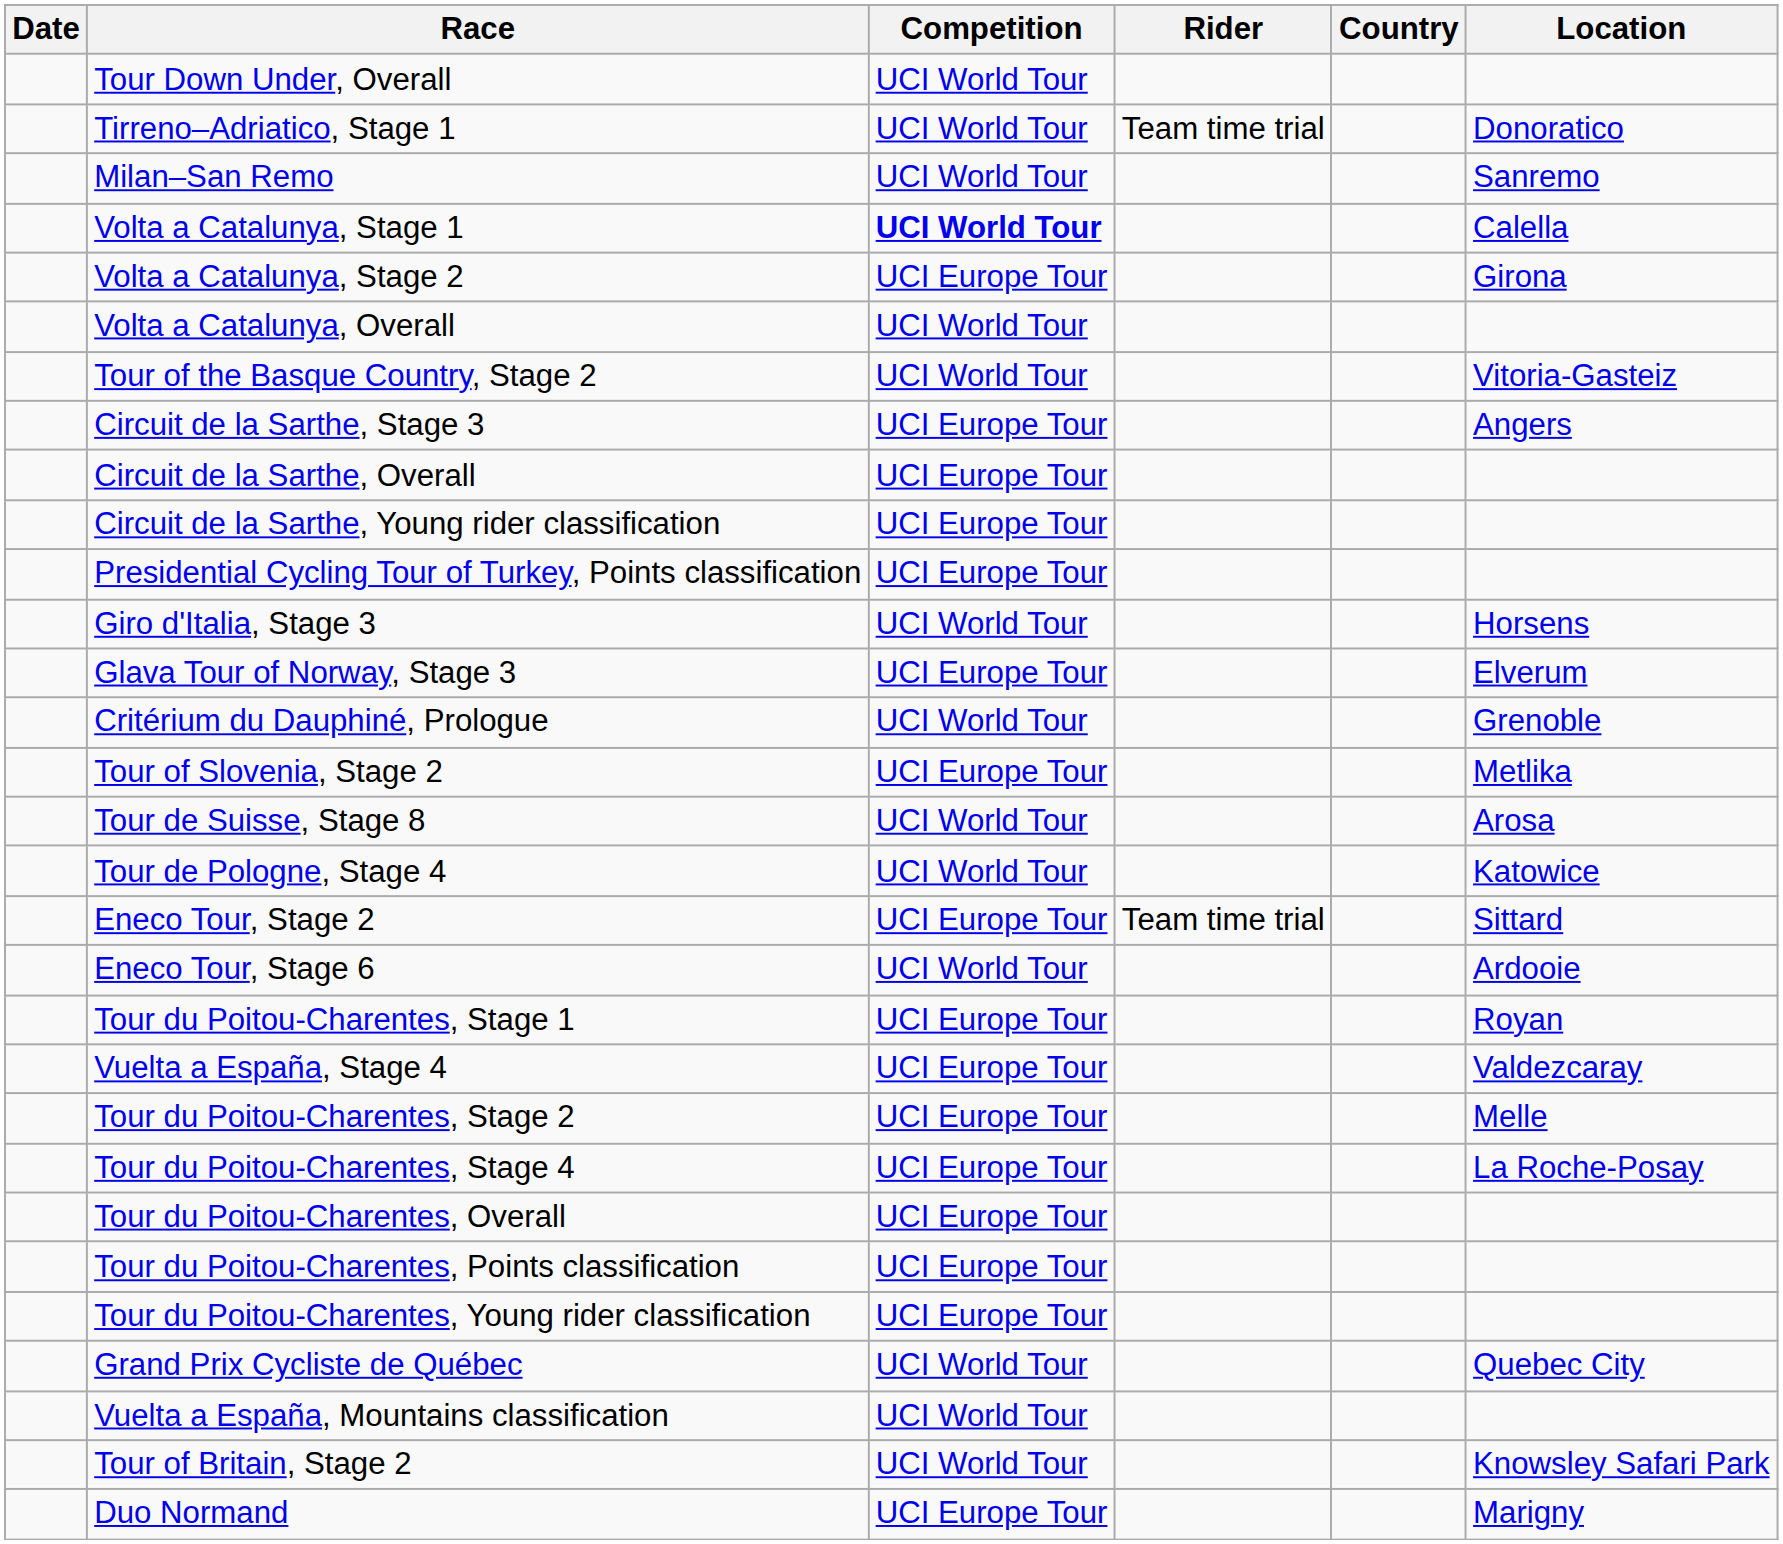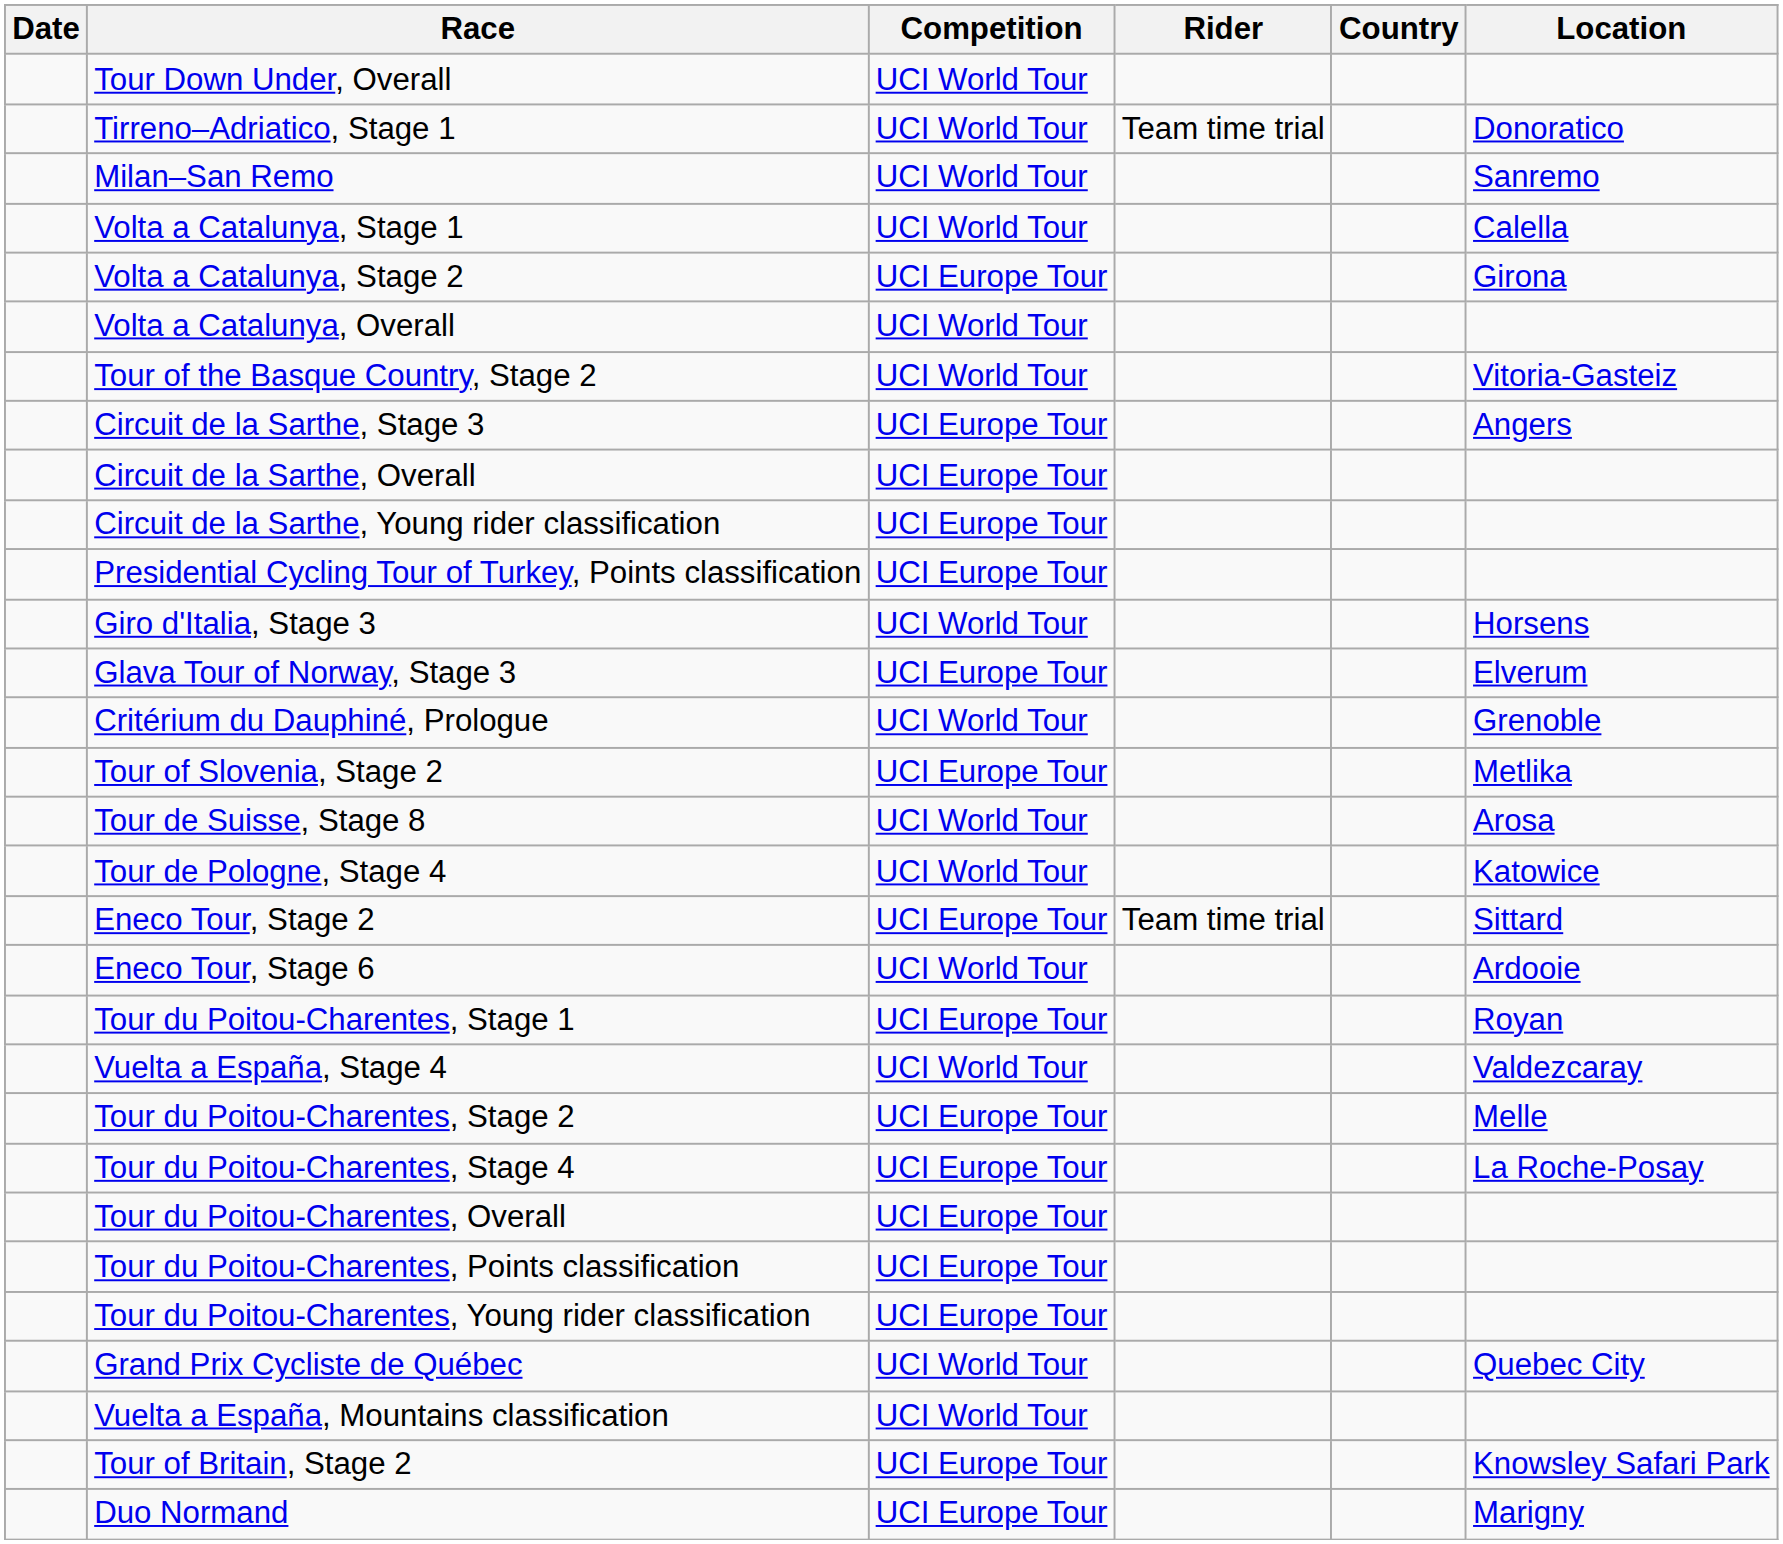(989, 227) bold -> (982, 227) normal
(992, 1068) UCI Europe Tour -> (982, 1068) UCI World Tour
(982, 1464) UCI World Tour -> (992, 1464) UCI Europe Tour
